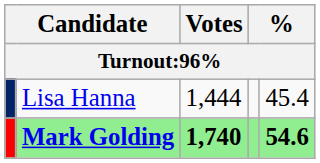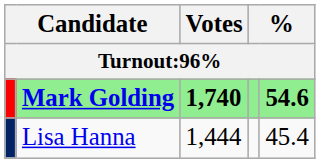rows swapped: (98, 137) <-> (79, 98)
